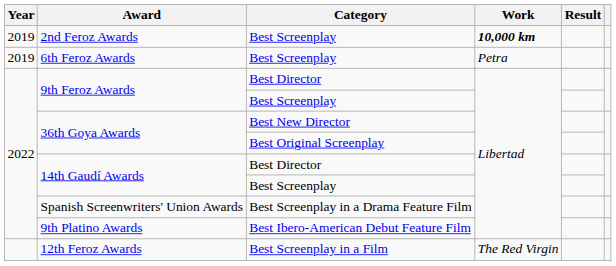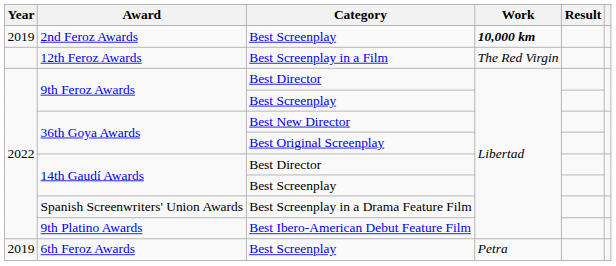rows swapped: (88, 57) <-> (91, 249)
